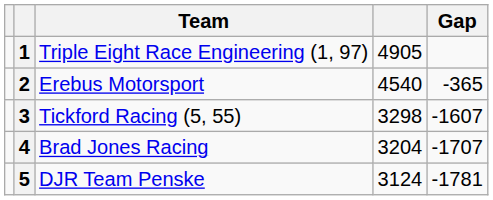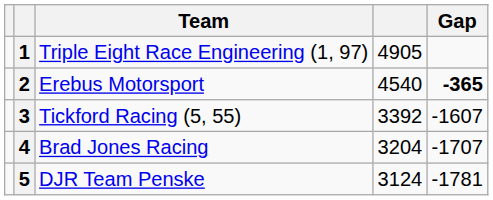(463, 84) normal -> (463, 84) bold
(400, 116) 3298 -> (400, 116) 3392
